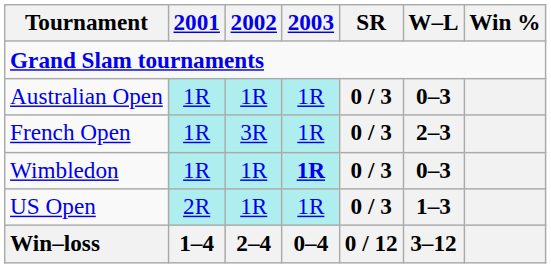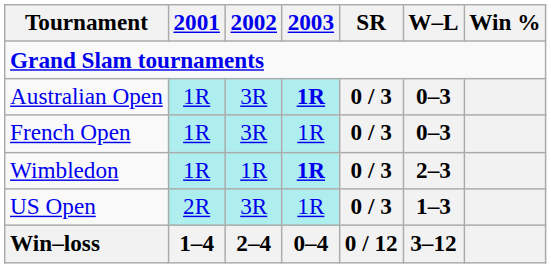(254, 96) 1R -> (254, 96) 3R
(311, 96) normal -> (311, 96) bold
(433, 133) 2–3 -> (433, 133) 0–3
(433, 170) 0–3 -> (433, 170) 2–3
(254, 206) 1R -> (254, 206) 3R
